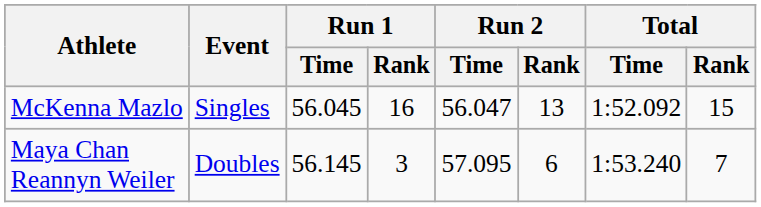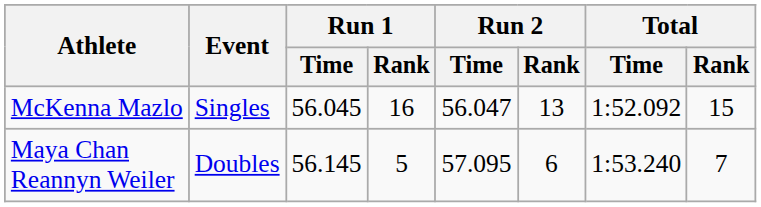(402, 164) 3 -> (402, 164) 5
